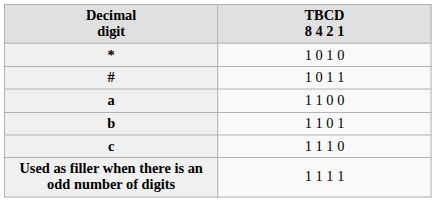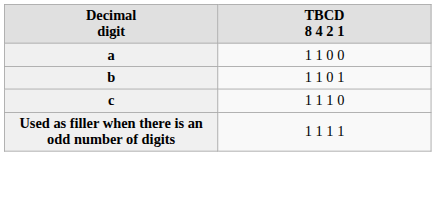- row: (111, 54)
- row: (111, 77)
